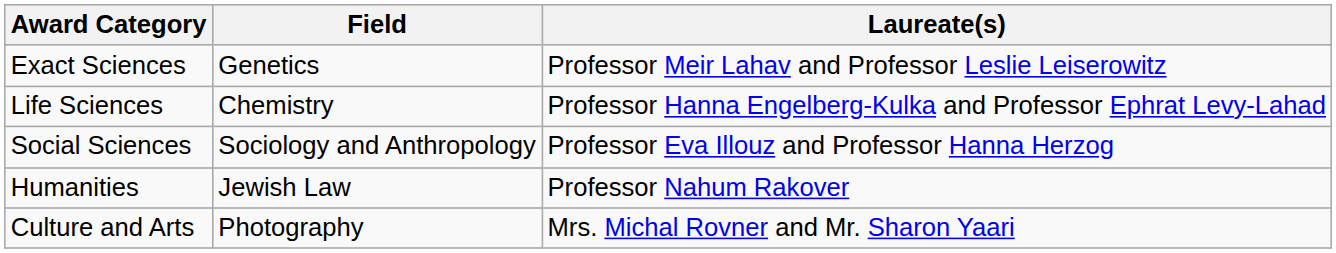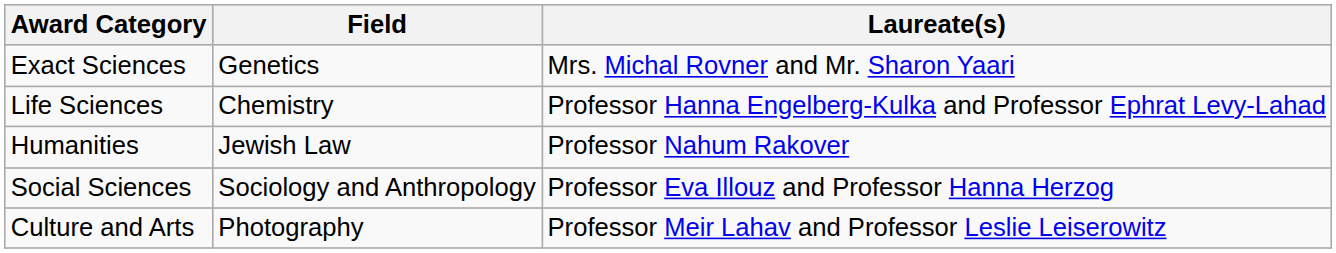(857, 65) Professor Meir Lahav and Professor Leslie Leiserowitz -> (781, 65) Mrs. Michal Rovner and Mr. Sharon Yaari
rows swapped: (101, 146) <-> (75, 187)
(781, 227) Mrs. Michal Rovner and Mr. Sharon Yaari -> (857, 227) Professor Meir Lahav and Professor Leslie Leiserowitz
